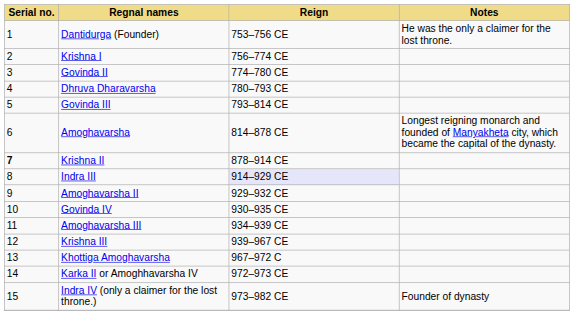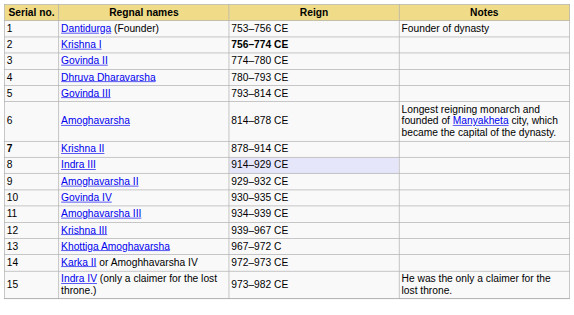(476, 34) He was the only a claimer for the lost throne. -> (445, 28) Founder of dynasty
(260, 56) normal -> (260, 45) bold
(445, 296) Founder of dynasty -> (476, 285) He was the only a claimer for the lost throne.
